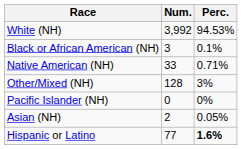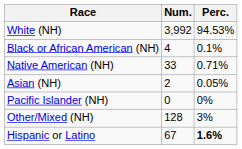(167, 48) 3 -> (167, 48) 4
rows swapped: (34, 118) <-> (50, 83)
(170, 135) 77 -> (170, 135) 67
